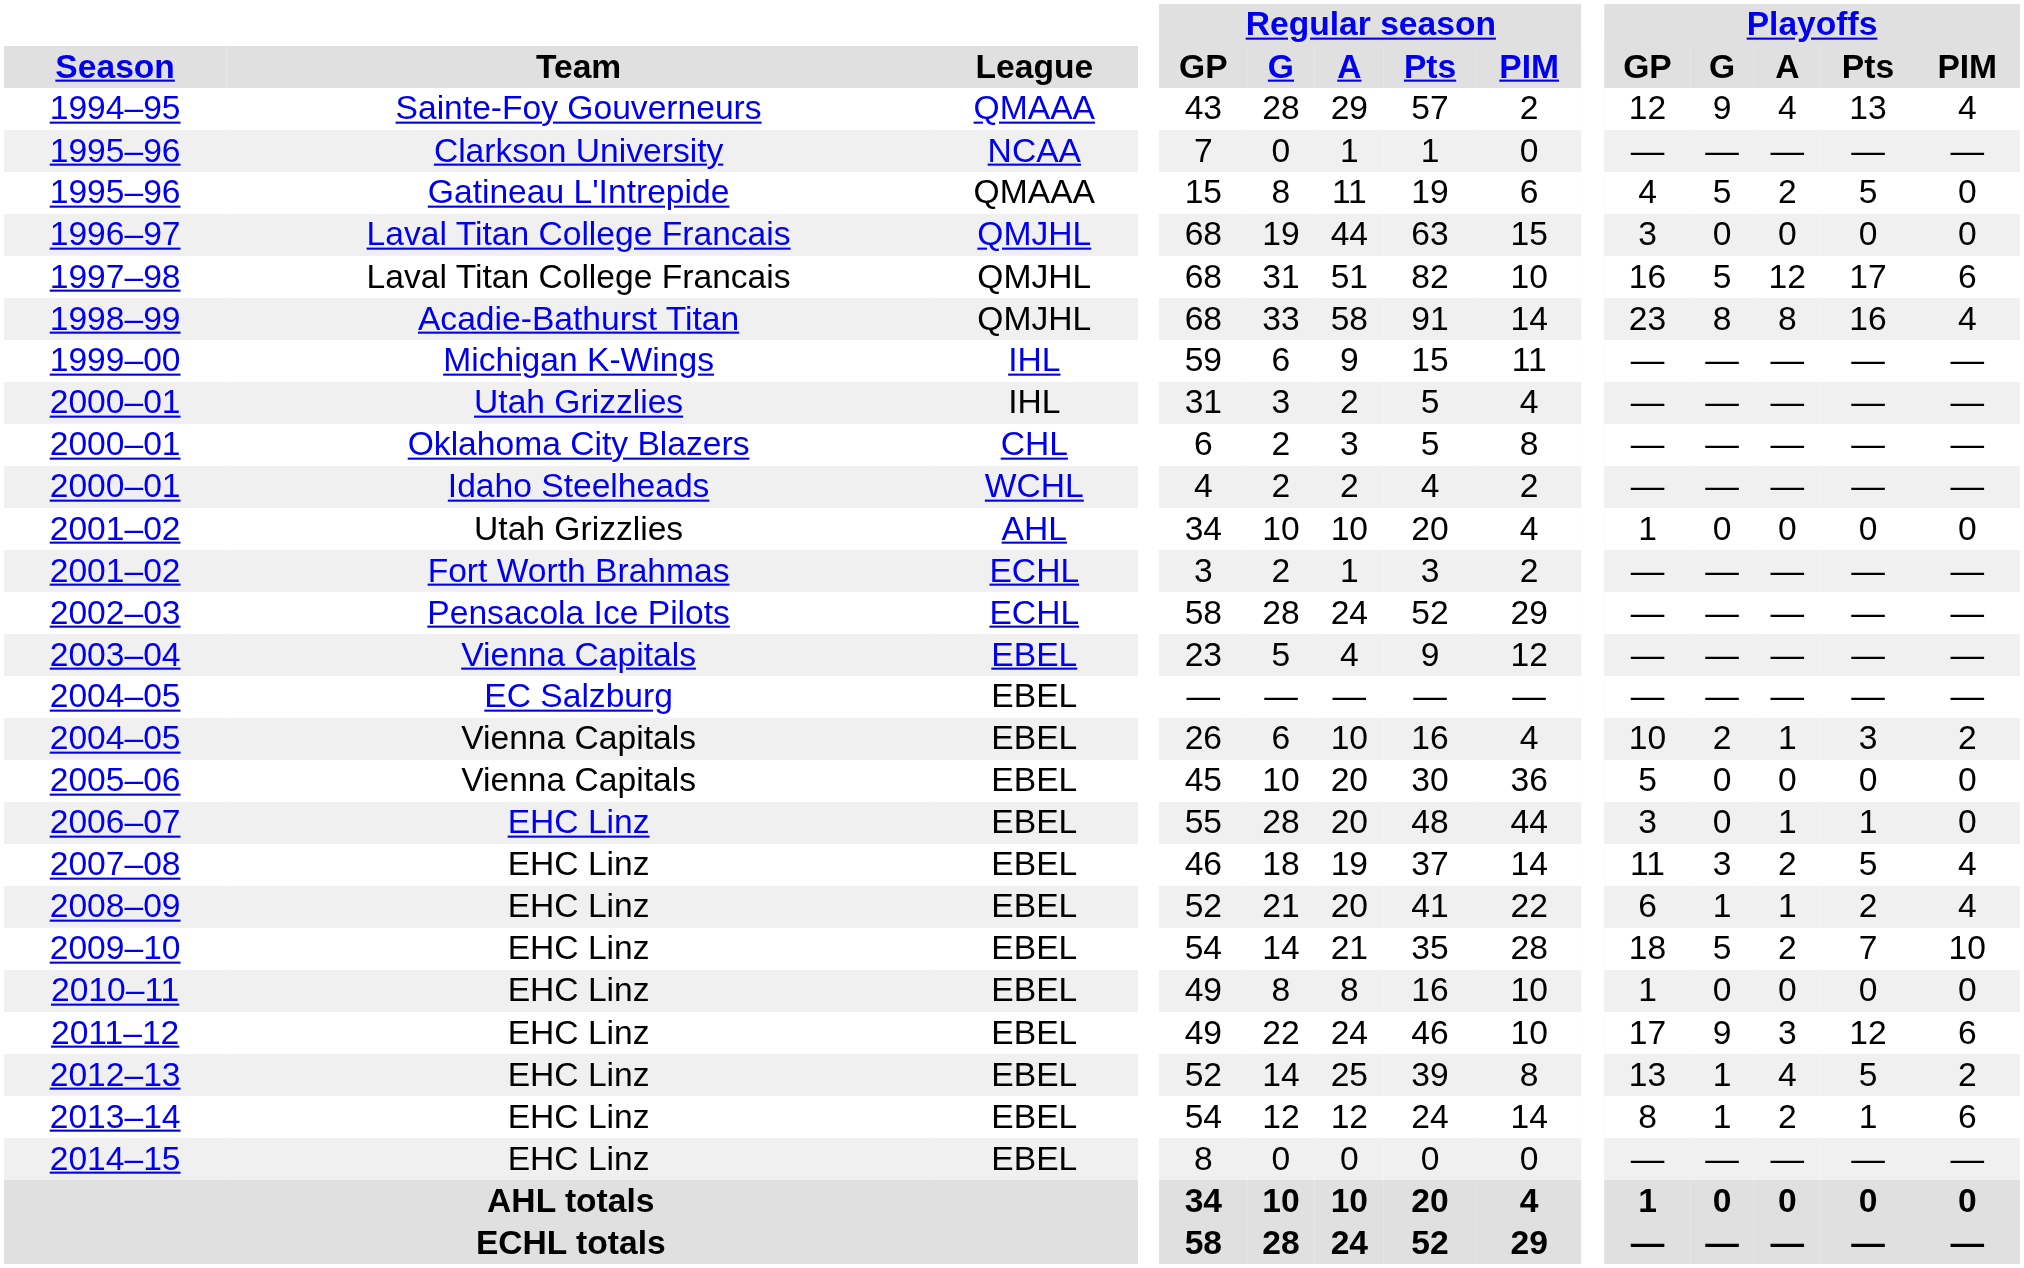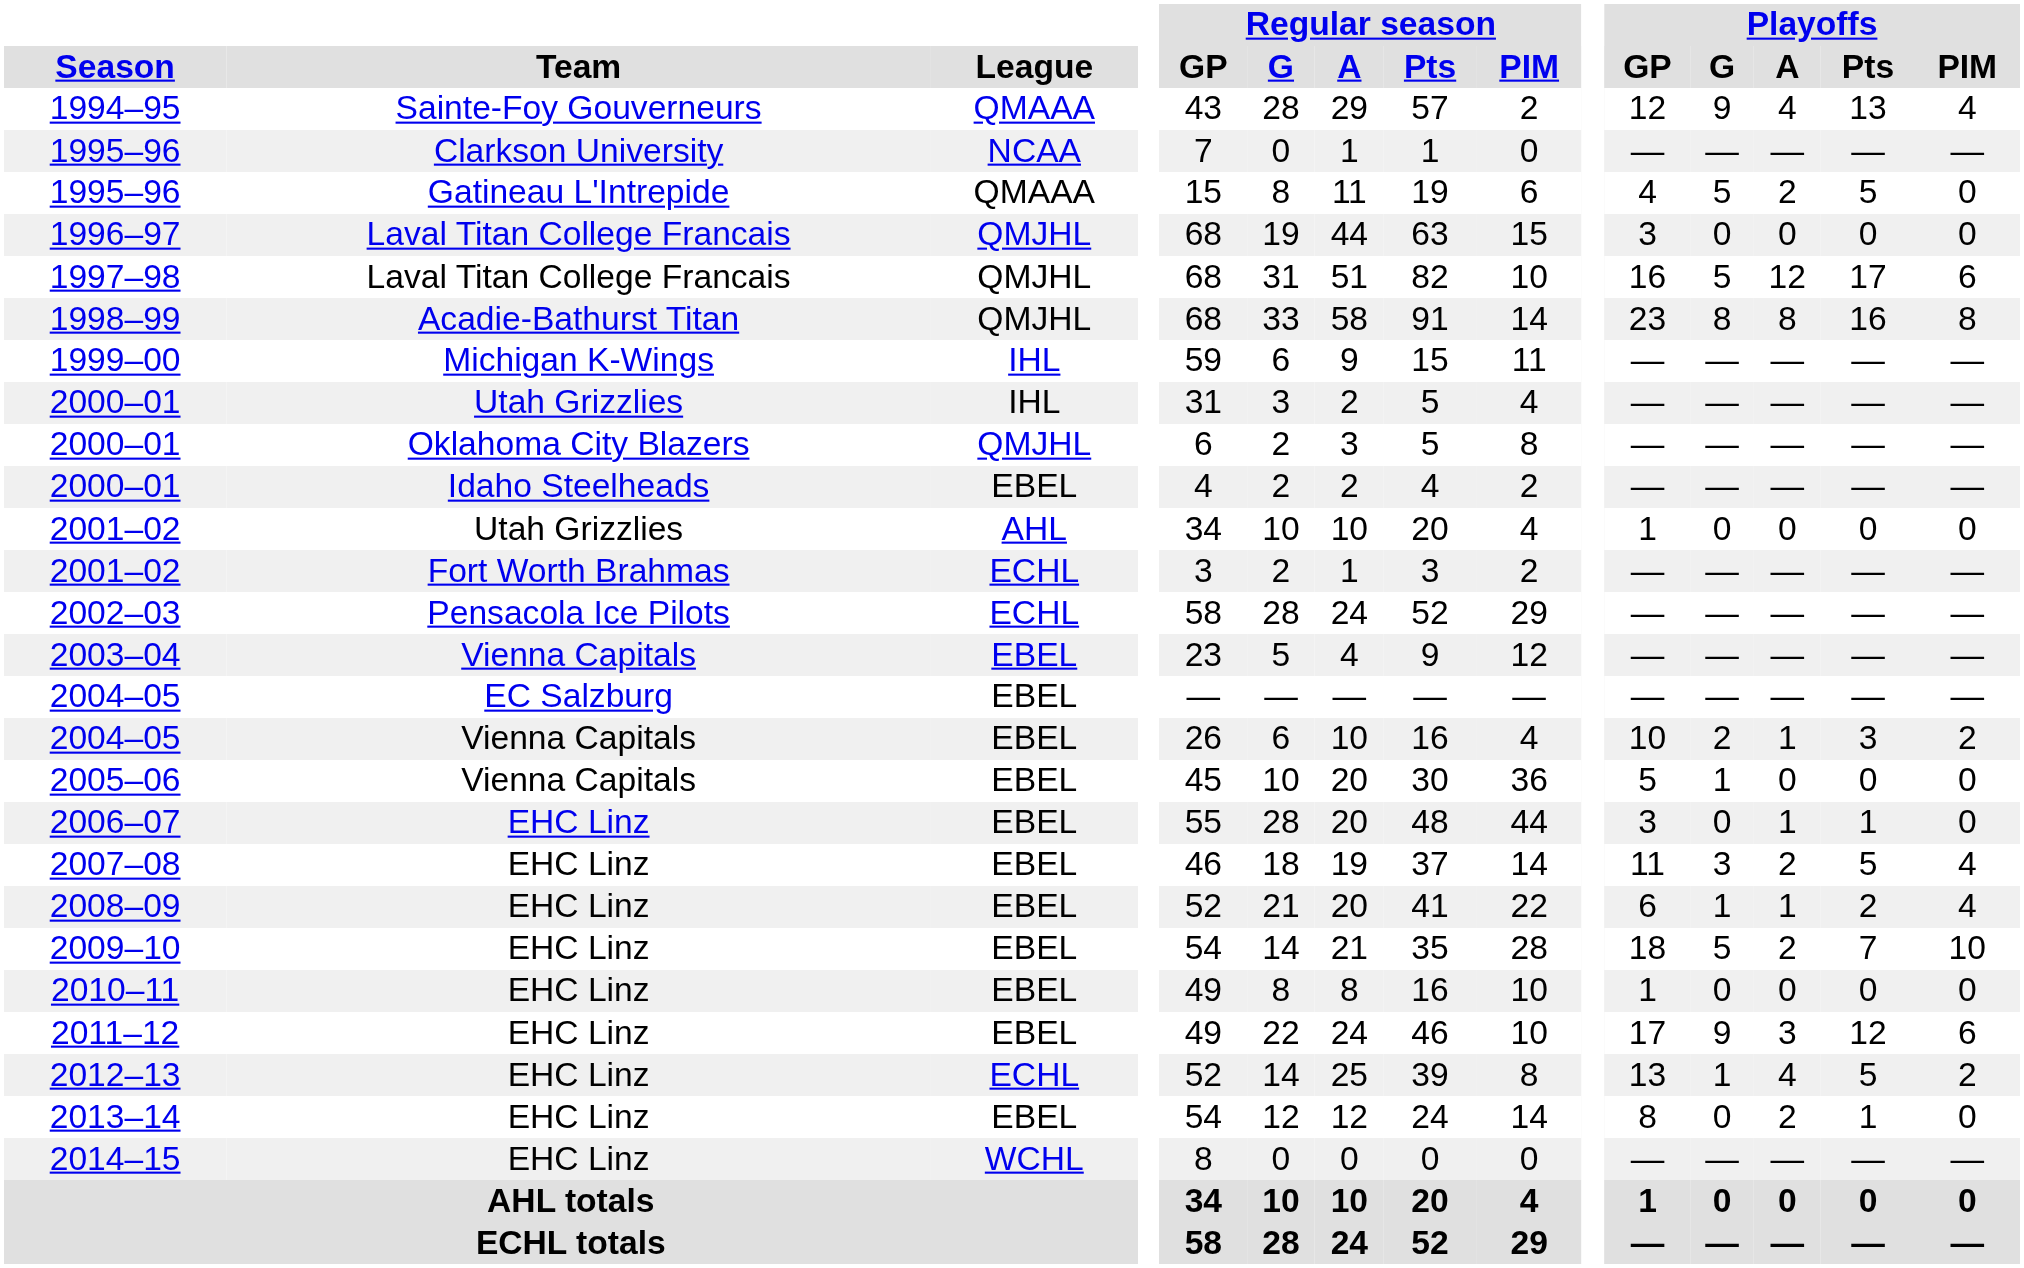(1967, 318) 4 -> (1967, 318) 8
(1034, 444) CHL -> (1034, 444) QMJHL
(1034, 486) WCHL -> (1034, 486) EBEL
(1722, 780) 0 -> (1722, 780) 1
(1034, 1074) EBEL -> (1034, 1074) ECHL
(1722, 1116) 1 -> (1722, 1116) 0
(1967, 1116) 6 -> (1967, 1116) 0
(1034, 1158) EBEL -> (1034, 1158) WCHL
